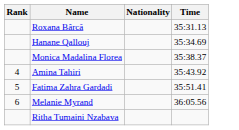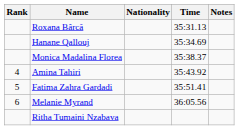+ column: (221, 12)
